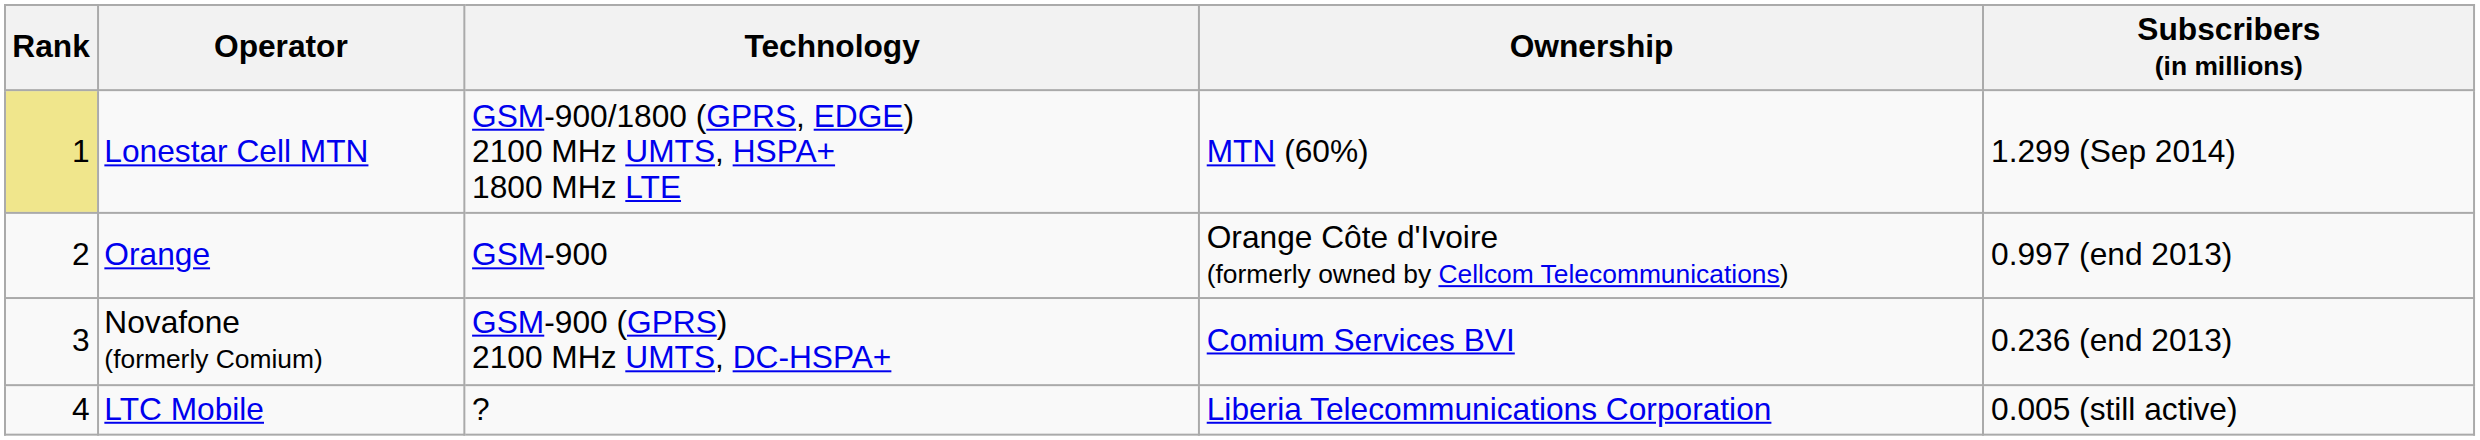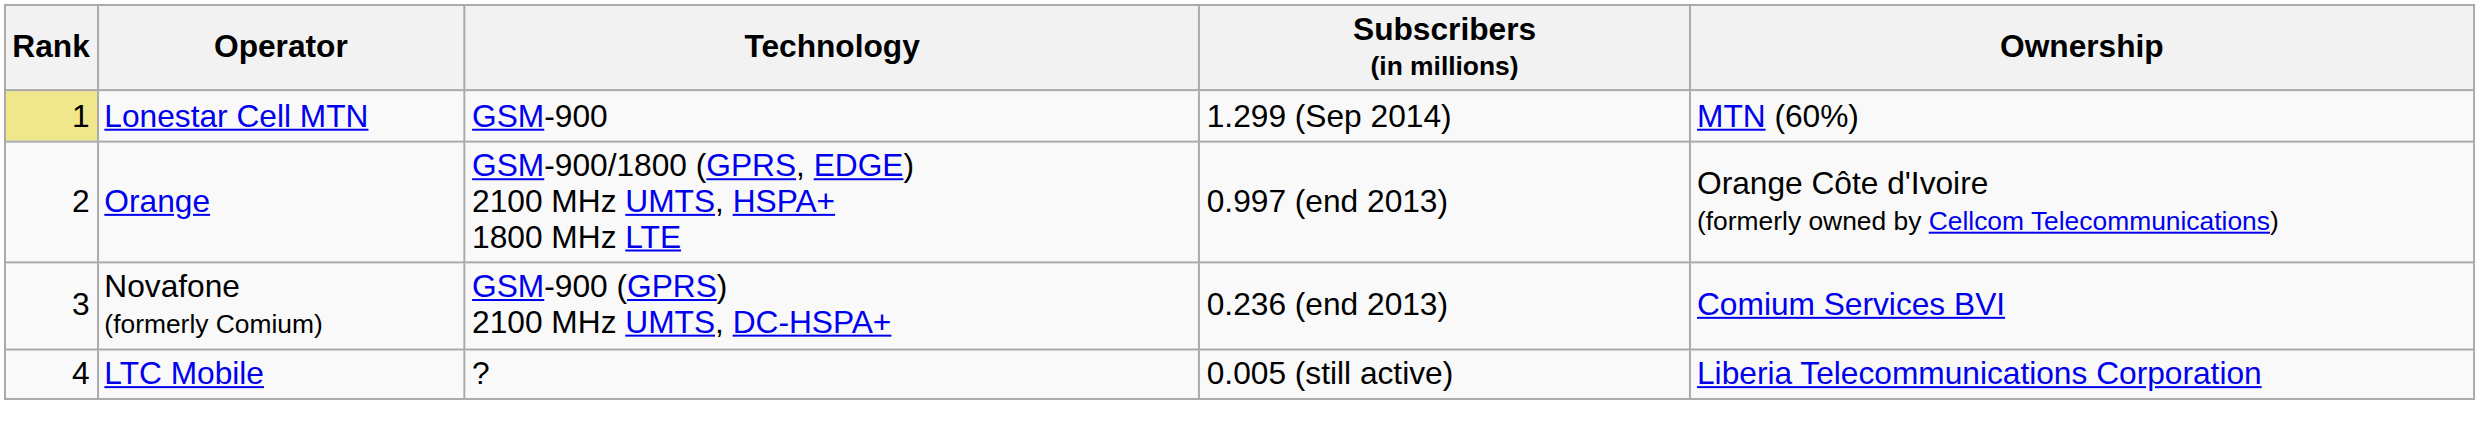columns swapped: (2229, 47) <-> (1592, 47)
(693, 151) GSM-900/1800 (GPRS, EDGE) 2100 MHz UMTS, HSPA+ 1800 MHz LTE -> (540, 115) GSM-900
(540, 254) GSM-900 -> (693, 201) GSM-900/1800 (GPRS, EDGE) 2100 MHz UMTS, HSPA+ 1800 MHz LTE
